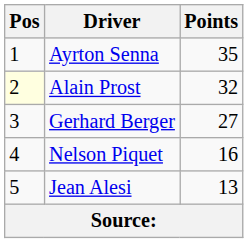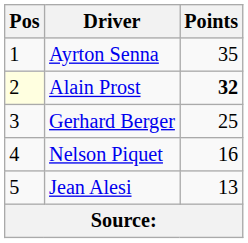(228, 88) normal -> (228, 88) bold
(228, 121) 27 -> (228, 121) 25
